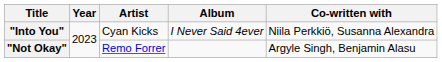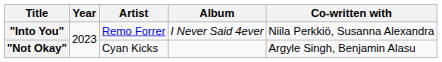(130, 31) Cyan Kicks -> (134, 31) Remo Forrer
(134, 48) Remo Forrer -> (130, 48) Cyan Kicks
